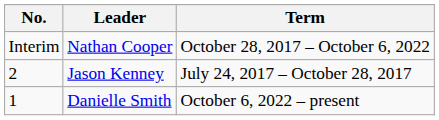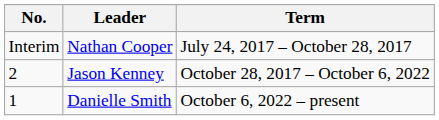(305, 45) October 28, 2017 – October 6, 2022 -> (296, 45) July 24, 2017 – October 28, 2017
(296, 73) July 24, 2017 – October 28, 2017 -> (305, 73) October 28, 2017 – October 6, 2022
